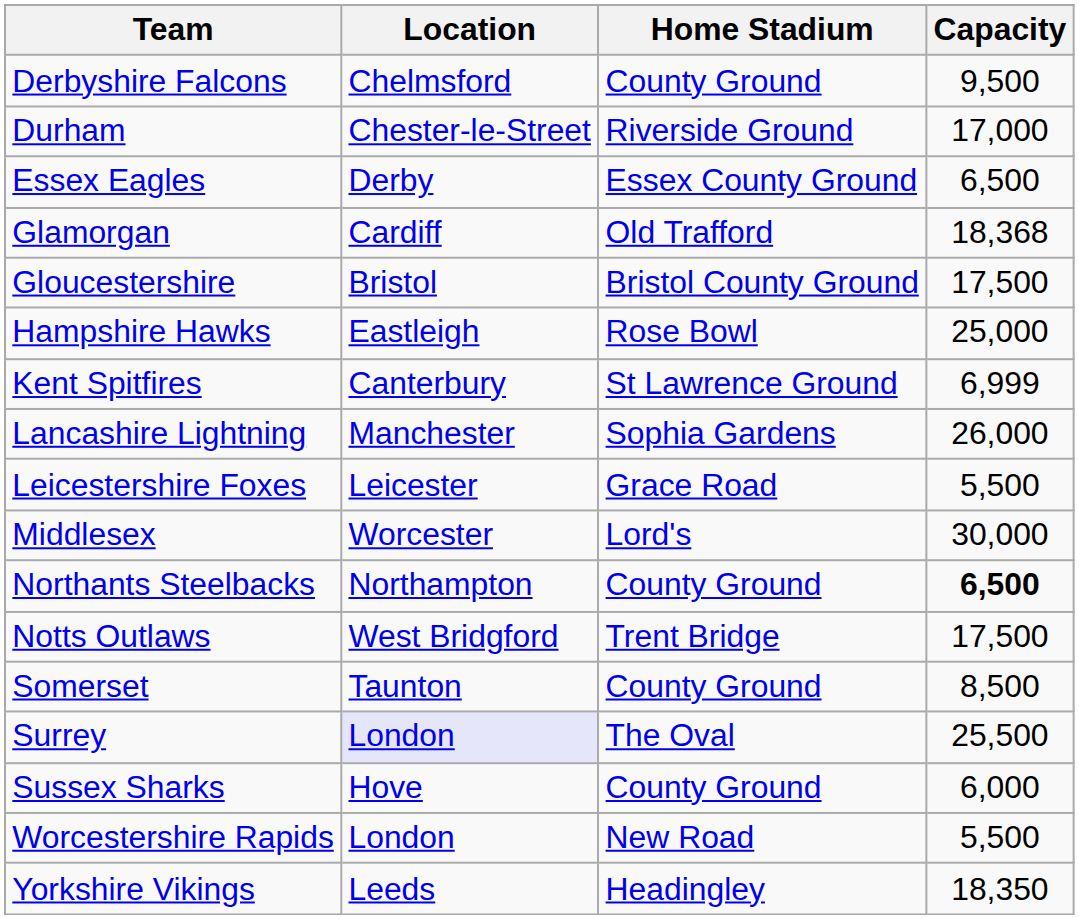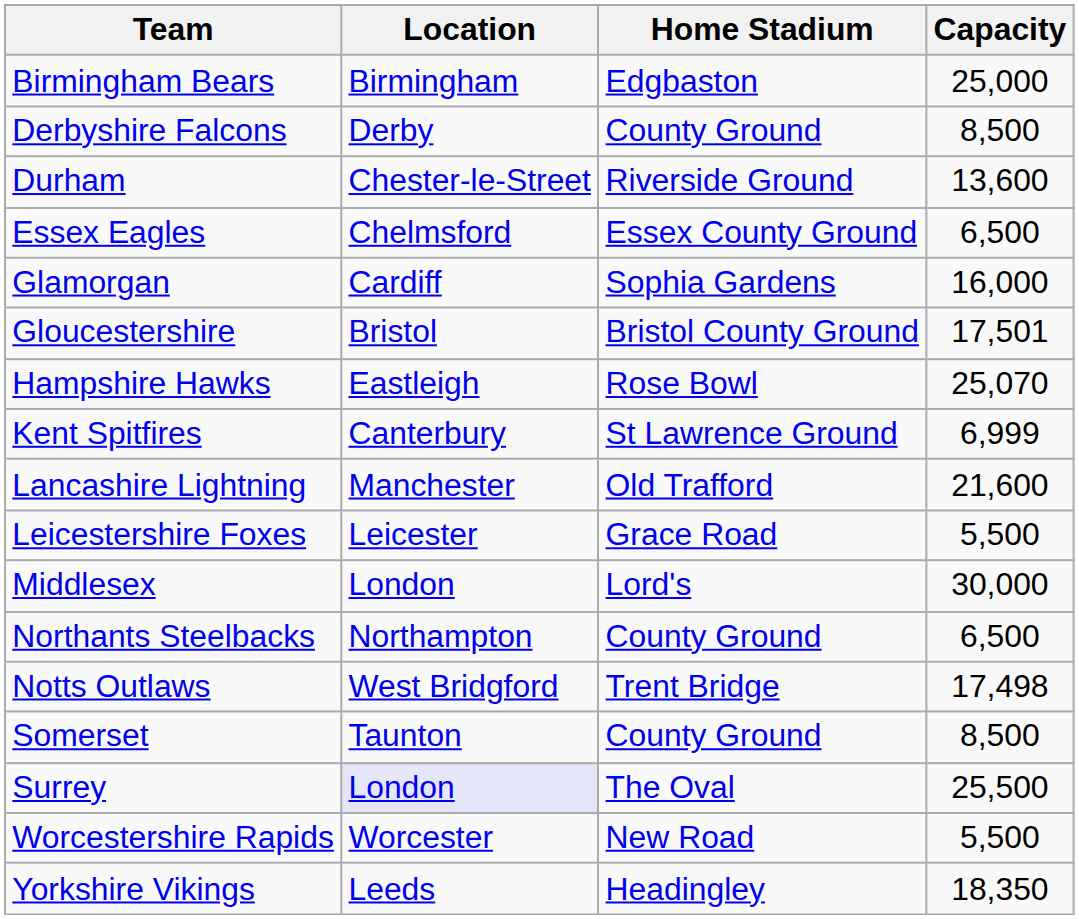+ row: (143, 80)
(430, 80) Chelmsford -> (391, 130) Derby
(1000, 80) 9,500 -> (1000, 130) 8,500
(1000, 130) 17,000 -> (1000, 181) 13,600
(391, 181) Derby -> (430, 231) Chelmsford
(689, 231) Old Trafford -> (721, 282) Sophia Gardens
(1000, 231) 18,368 -> (1000, 282) 16,000
(1000, 282) 17,500 -> (1000, 332) 17,501
(1000, 332) 25,000 -> (1000, 383) 25,070
(721, 433) Sophia Gardens -> (689, 484) Old Trafford
(1000, 433) 26,000 -> (1000, 484) 21,600
(421, 534) Worcester -> (402, 585) London
(1000, 585) bold -> (1000, 635) normal
(1000, 635) 17,500 -> (1000, 686) 17,498
- row: (119, 787)
(402, 837) London -> (421, 837) Worcester
